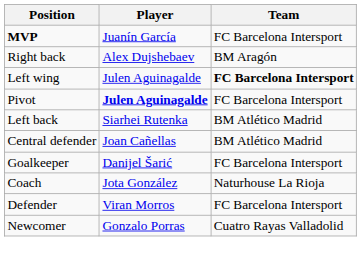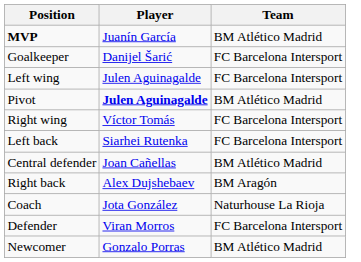(278, 36) FC Barcelona Intersport -> (268, 36) BM Atlético Madrid
rows swapped: (38, 162) <-> (36, 57)
(284, 78) bold -> (278, 78) normal
(278, 99) FC Barcelona Intersport -> (268, 99) BM Atlético Madrid
+ row: (37, 120)
(268, 120) BM Atlético Madrid -> (278, 141) FC Barcelona Intersport
(279, 225) Cuatro Rayas Valladolid -> (268, 246) BM Atlético Madrid
